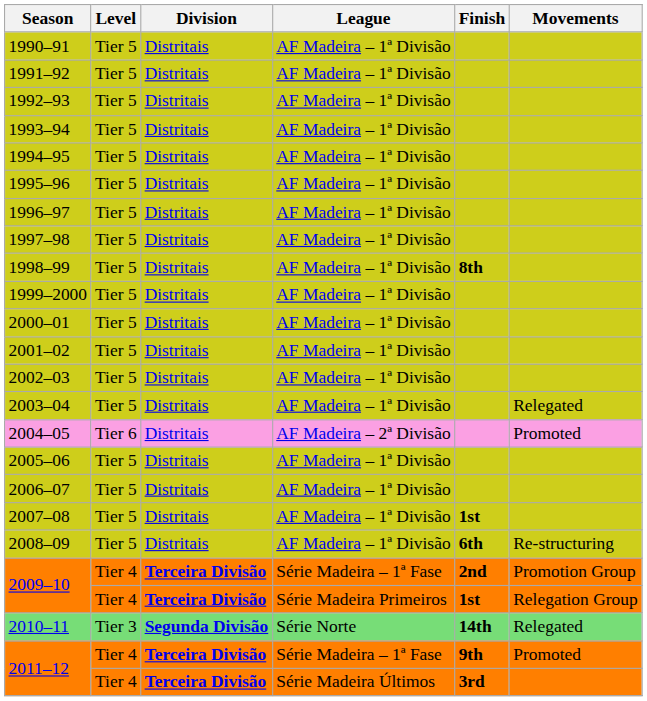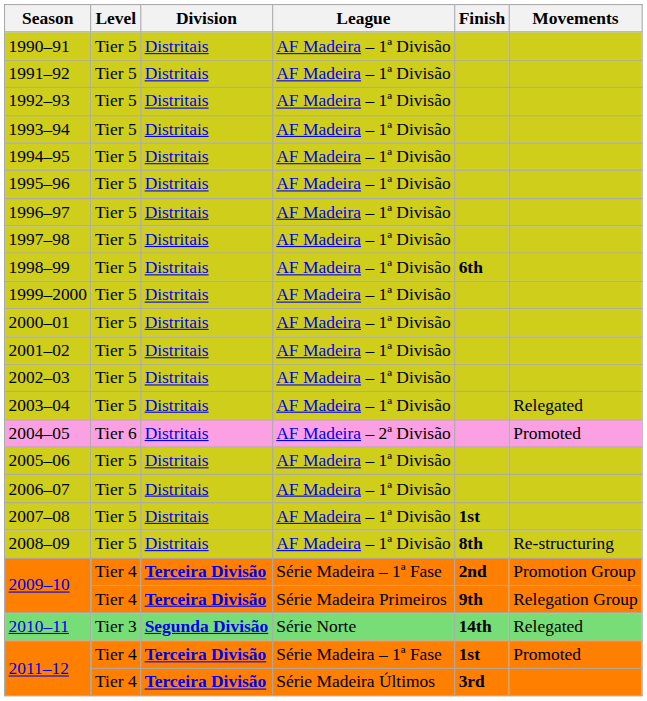(471, 267) 8th -> (471, 267) 6th
(471, 543) 6th -> (471, 543) 8th
(469, 599) 1st -> (471, 599) 9th
(471, 654) 9th -> (469, 654) 1st
